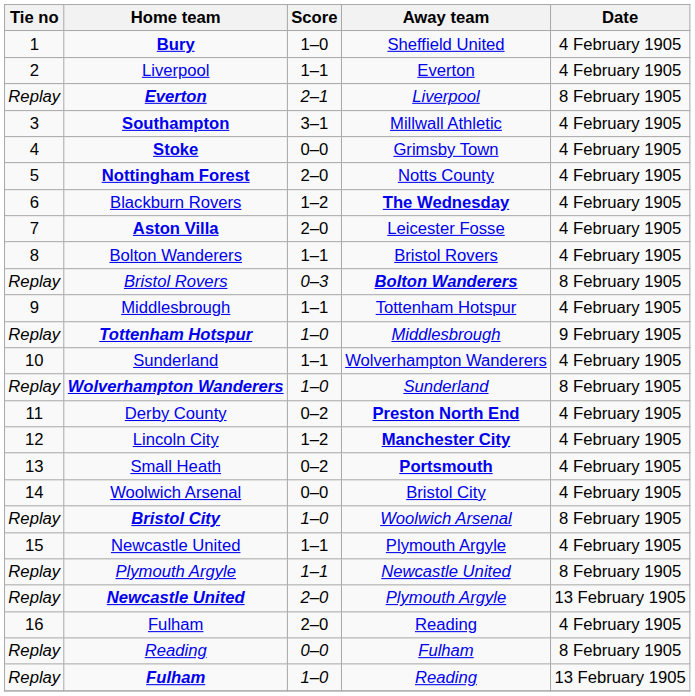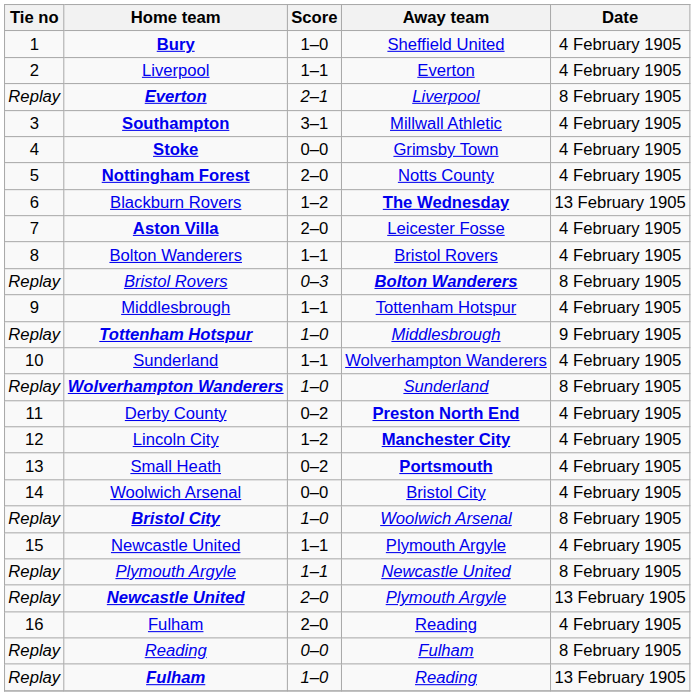(620, 202) 4 February 1905 -> (620, 202) 13 February 1905
